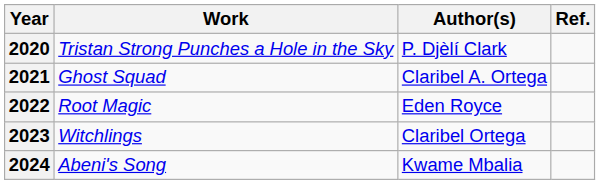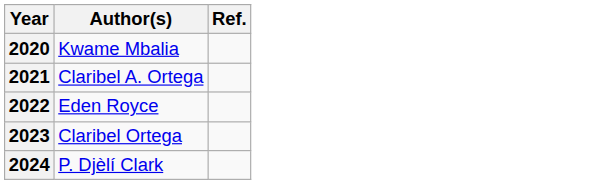- column: (226, 19)
(454, 48) P. Djèlí Clark -> (119, 48) Kwame Mbalia
(462, 164) Kwame Mbalia -> (111, 164) P. Djèlí Clark
